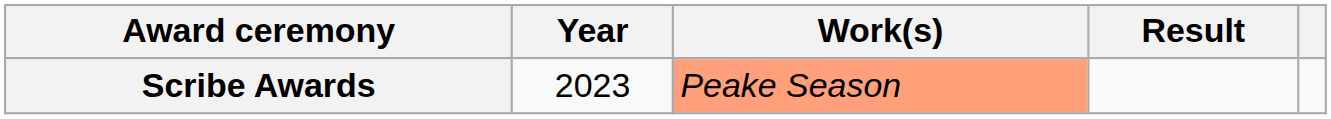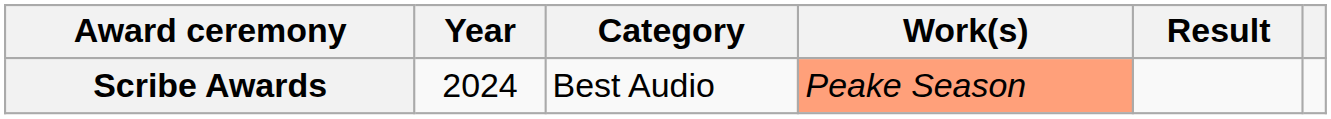+ column: (671, 31)
(593, 85) 2023 -> (480, 85) 2024
